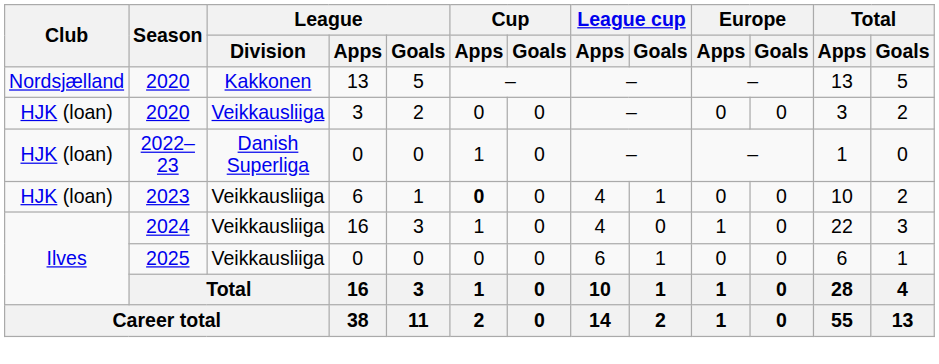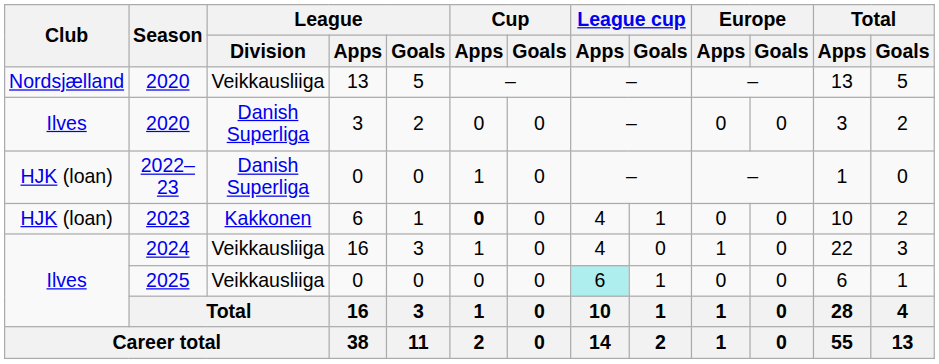(268, 81) Kakkonen -> (268, 81) Veikkausliiga
(67, 112) HJK (loan) -> (67, 123) Ilves
(268, 112) Veikkausliiga -> (268, 123) Danish Superliga
(268, 196) Veikkausliiga -> (268, 218) Kakkonen
(600, 258) no background -> (600, 280) paleturquoise background
